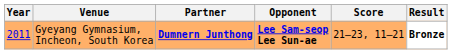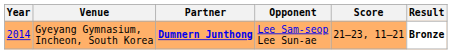(19, 35) 2011 -> (19, 35) 2014
(293, 35) bold -> (293, 35) normal
